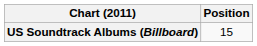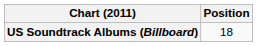(226, 32) 15 -> (226, 32) 18
